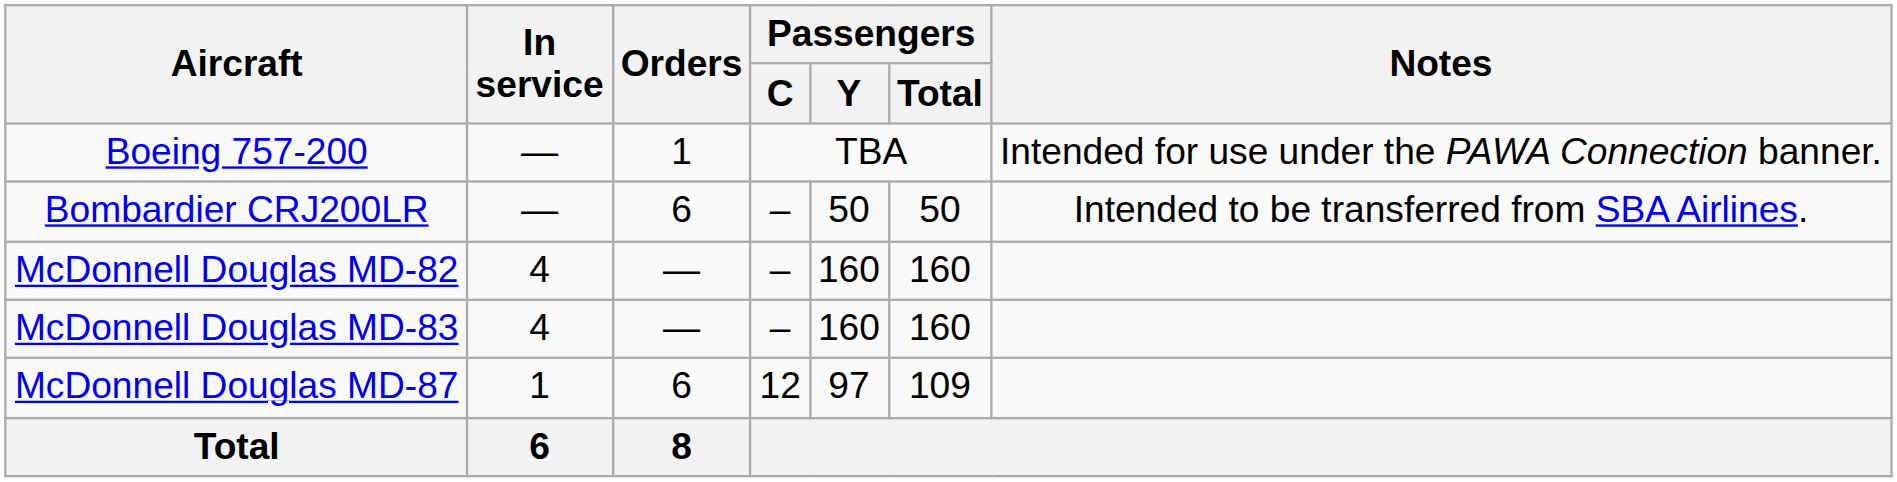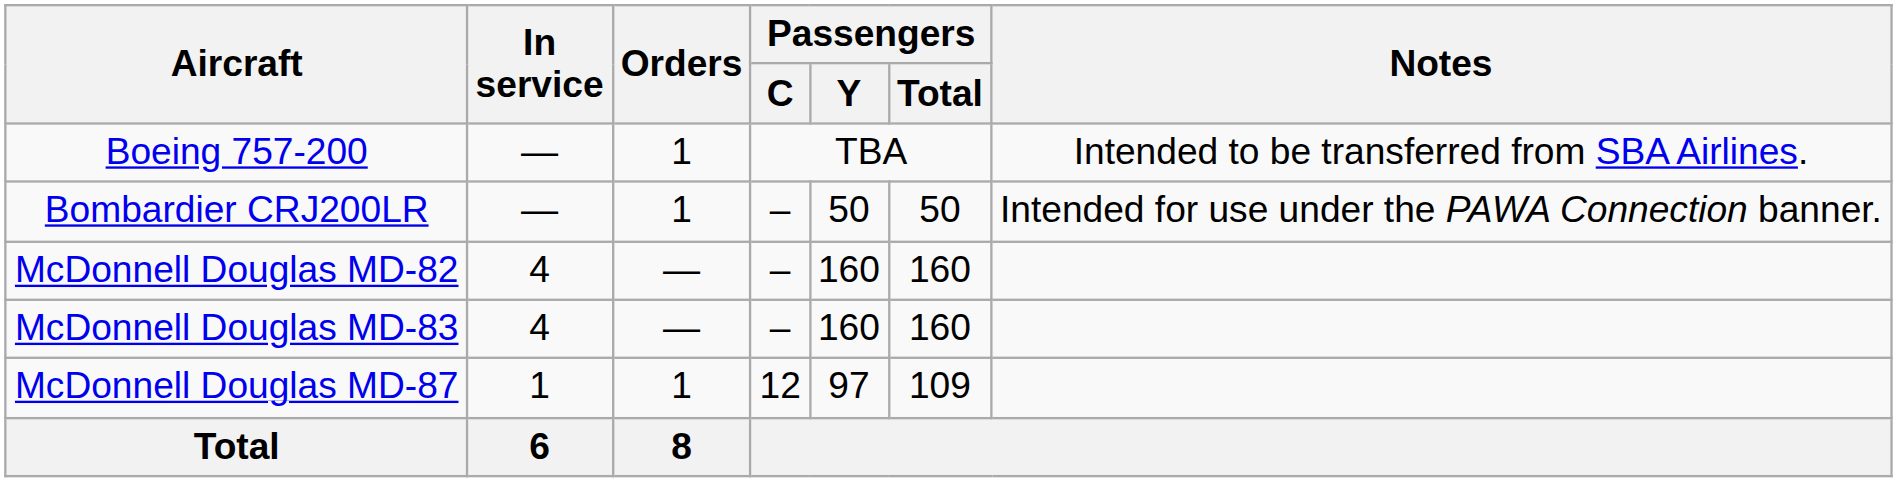(1441, 151) Intended for use under the PAWA Connection banner. -> (1441, 151) Intended to be transferred from SBA Airlines.
(682, 210) 6 -> (682, 210) 1
(1441, 210) Intended to be transferred from SBA Airlines. -> (1441, 210) Intended for use under the PAWA Connection banner.
(682, 387) 6 -> (682, 387) 1
